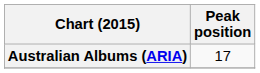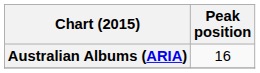(223, 56) 17 -> (223, 56) 16
